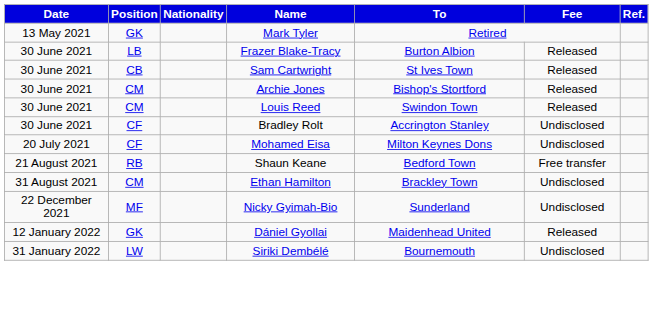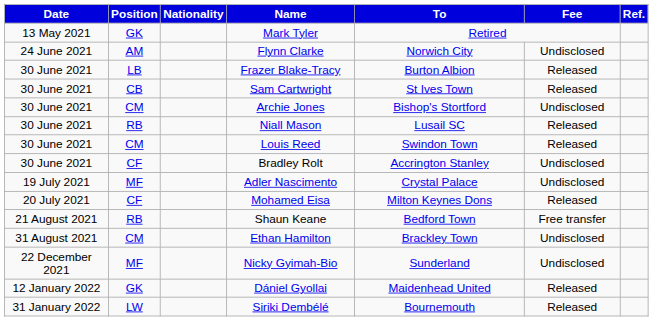+ row: (291, 51)
(572, 89) Released -> (572, 107) Undisclosed
+ row: (291, 126)
+ row: (291, 182)
(572, 145) Undisclosed -> (572, 201) Released
(572, 251) Undisclosed -> (572, 307) Released
